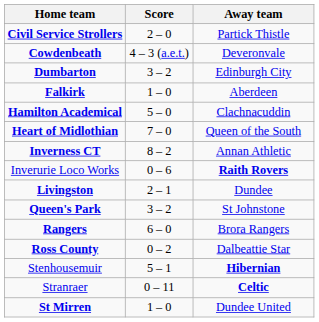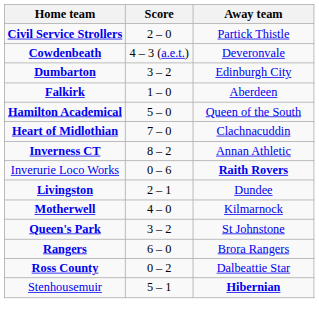(253, 111) Clachnacuddin -> (253, 111) Queen of the South
(253, 131) Queen of the South -> (253, 131) Clachnacuddin
+ row: (65, 209)
- row: (65, 287)
- row: (65, 307)
